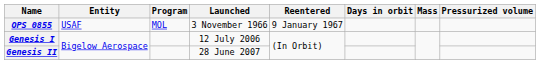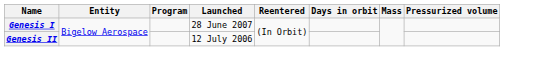- row: (32, 25)
(230, 39) 12 July 2006 -> (222, 25) 28 June 2007
(230, 53) 28 June 2007 -> (222, 39) 12 July 2006
